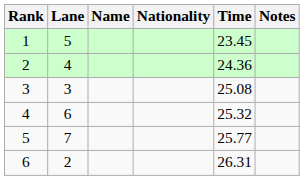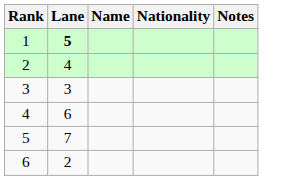- column: (235, 16)
(68, 41) normal -> (68, 41) bold
